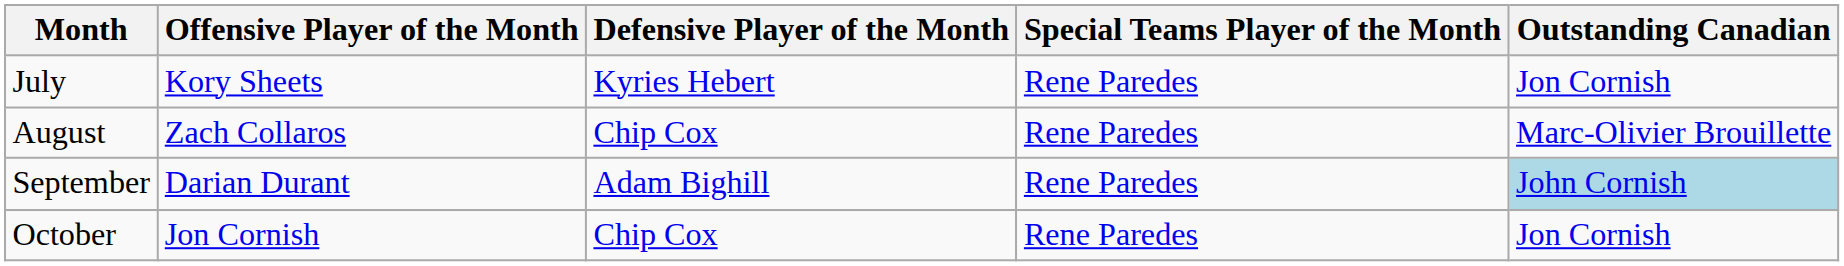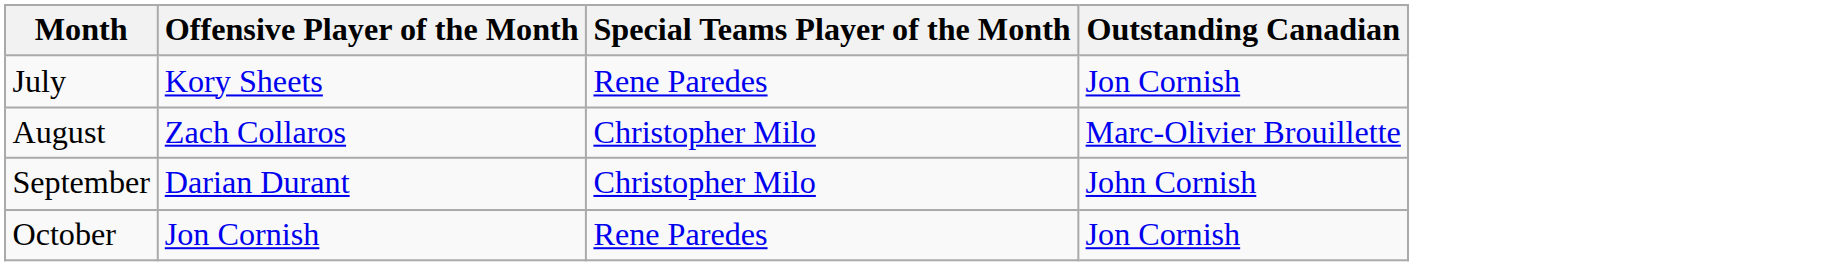- column: (801, 30)
(1111, 132) Rene Paredes -> (705, 132) Christopher Milo
(1111, 183) Rene Paredes -> (705, 183) Christopher Milo
(1601, 183) lightblue background -> (1171, 183) no background
